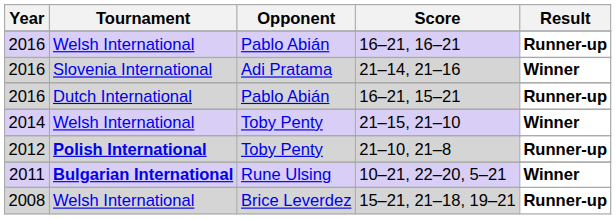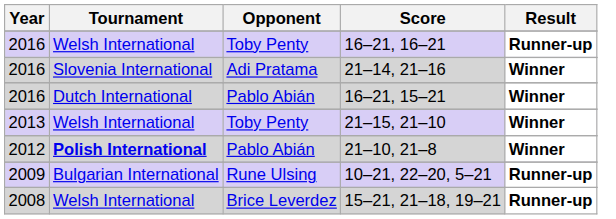(285, 44) Pablo Abián -> (267, 44) Toby Penty
(565, 97) Runner-up -> (537, 97) Winner
(27, 123) 2014 -> (27, 123) 2013
(282, 149) Toby Penty -> (271, 149) Pablo Abián
(565, 149) Runner-up -> (537, 149) Winner
(27, 175) 2011 -> (27, 175) 2009
(143, 175) bold -> (136, 175) normal
(551, 175) Winner -> (551, 175) Runner-up
